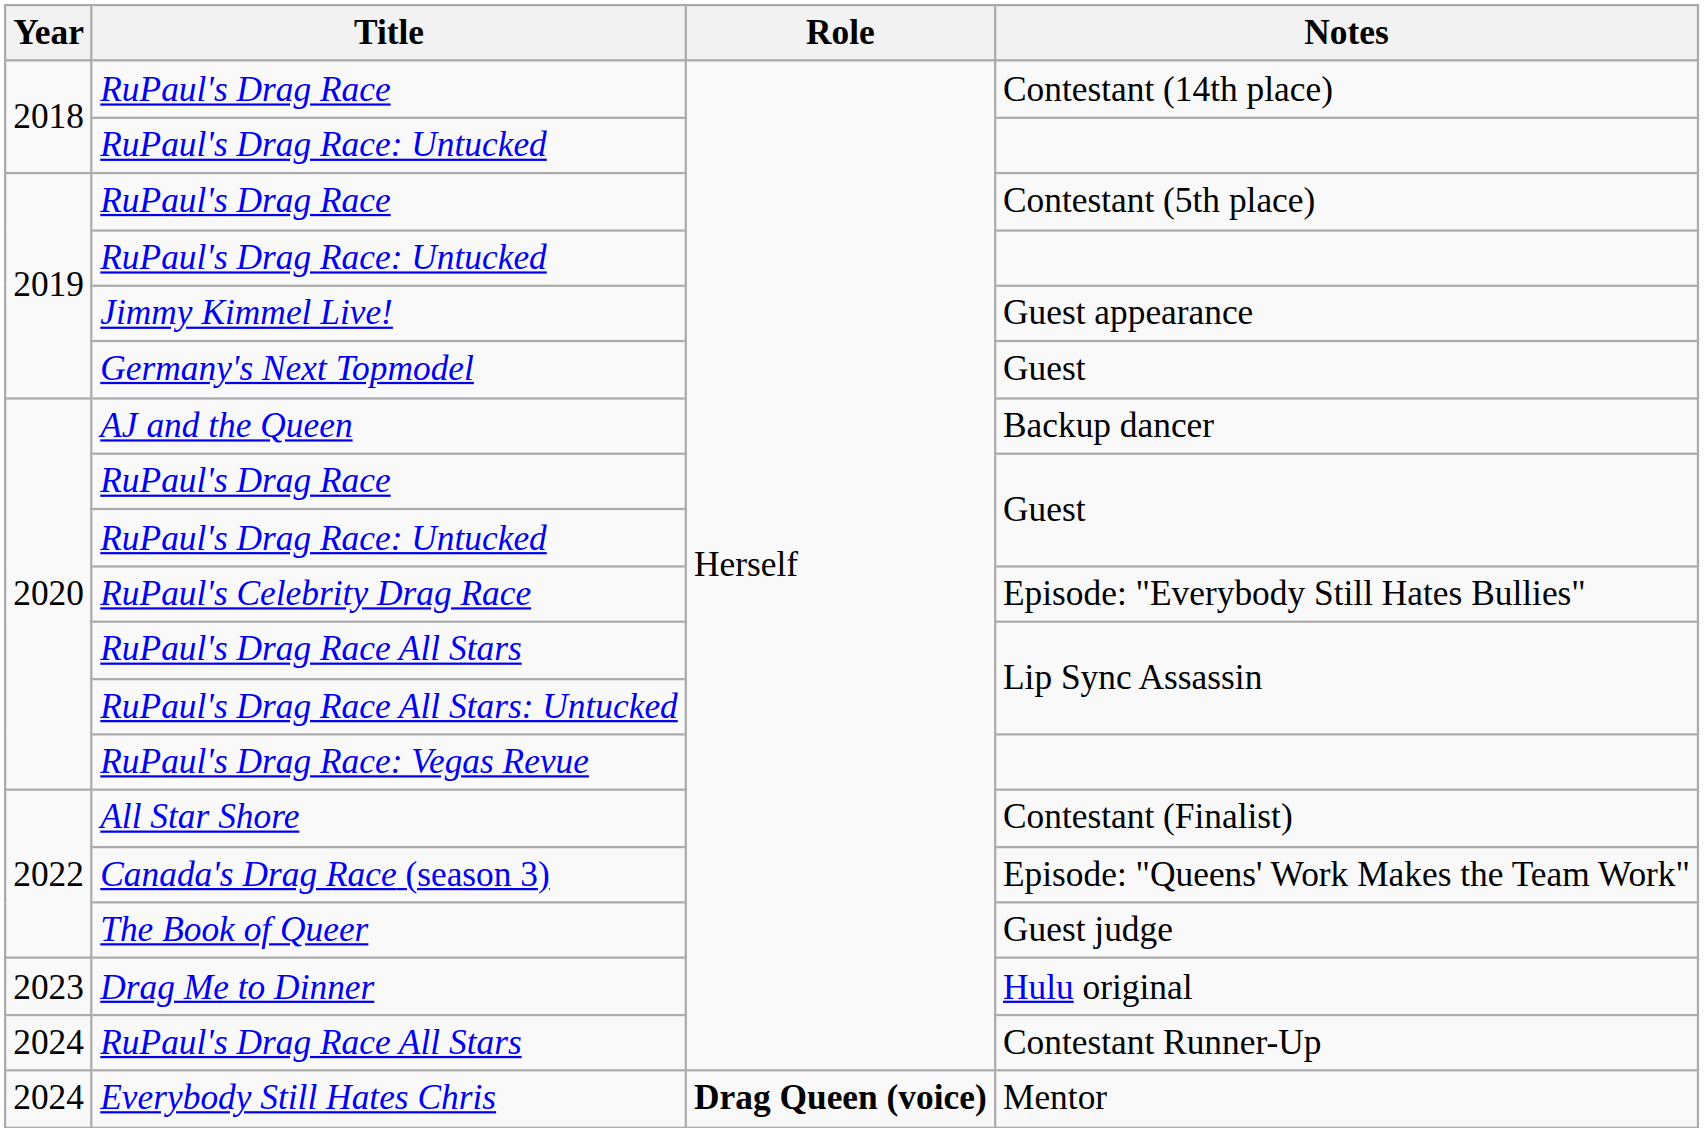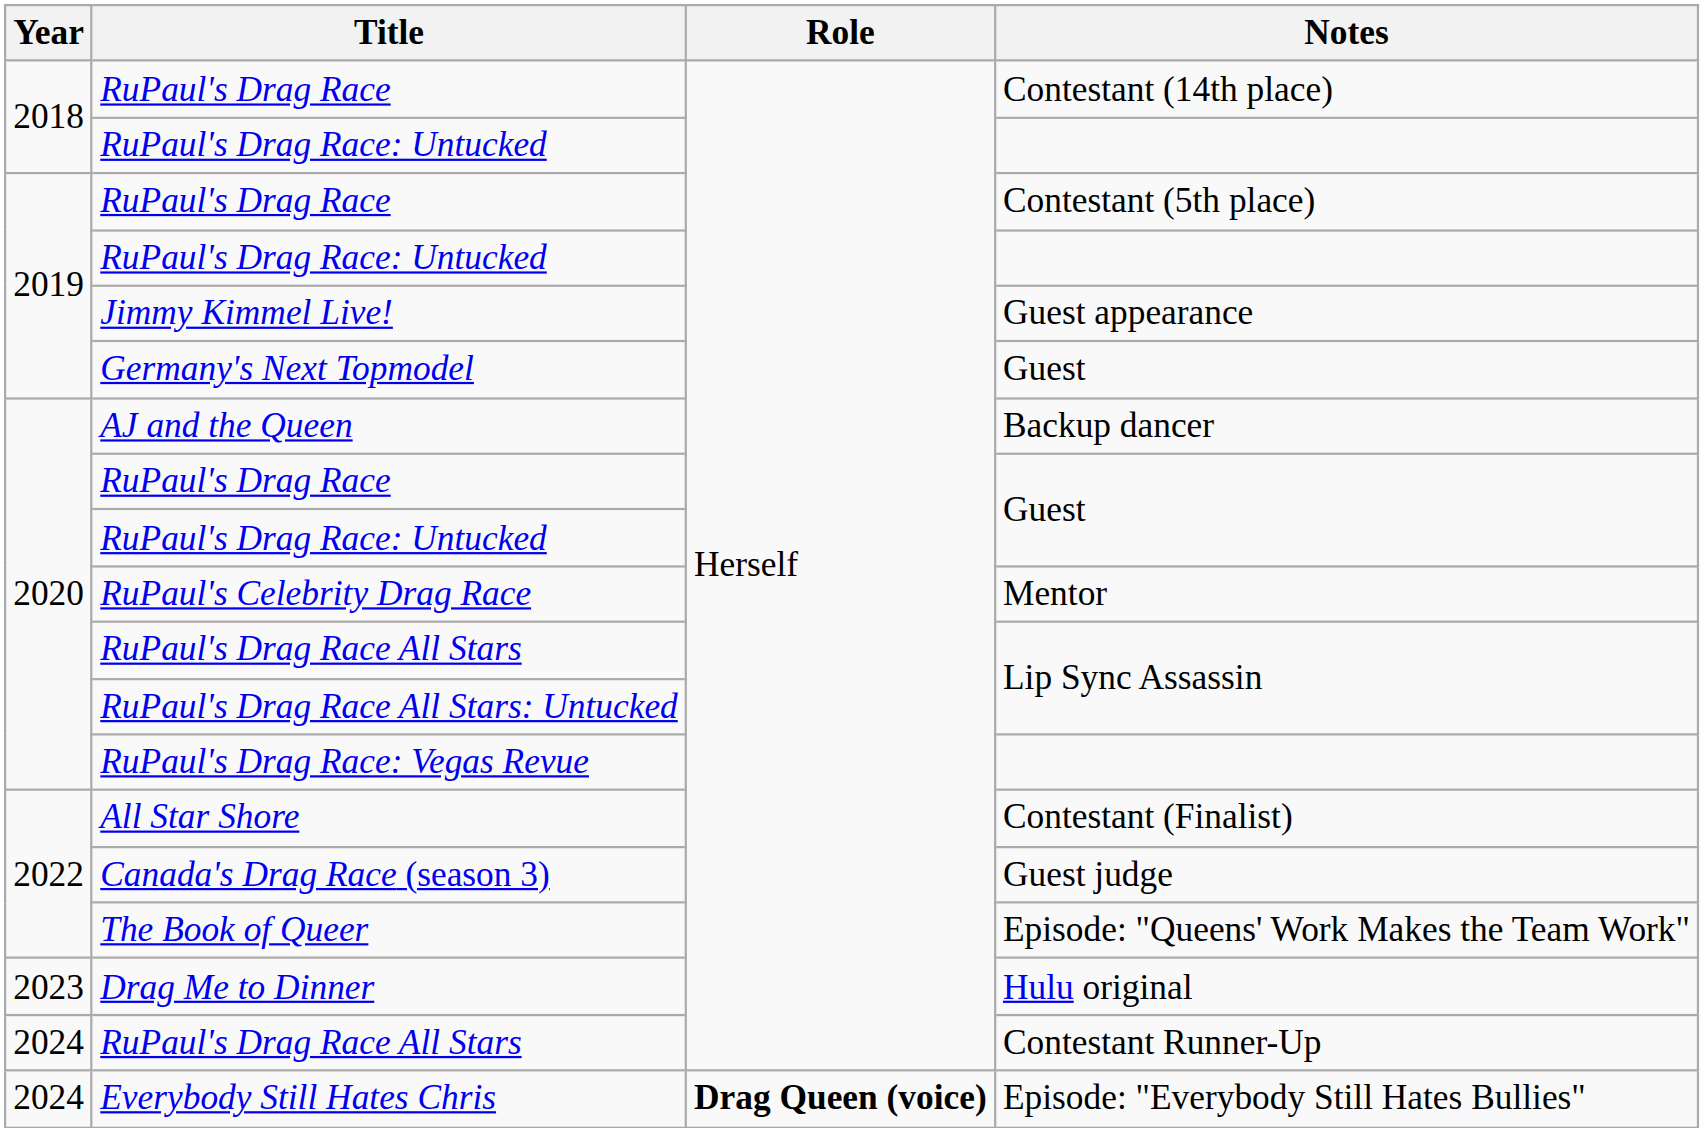(1294, 593) Episode: "Everybody Still Hates Bullies" -> (1055, 593) Mentor
(1346, 873) Episode: "Queens' Work Makes the Team Work" -> (1088, 873) Guest judge
(1088, 929) Guest judge -> (1346, 929) Episode: "Queens' Work Makes the Team Work"
(1055, 1098) Mentor -> (1294, 1098) Episode: "Everybody Still Hates Bullies"
